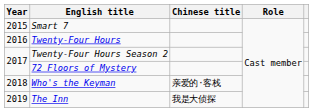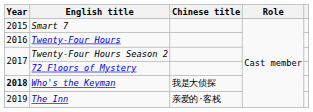(17, 83) normal -> (17, 83) bold
(196, 83) 亲爱的·客栈 -> (194, 83) 我是大侦探
(194, 99) 我是大侦探 -> (196, 99) 亲爱的·客栈
